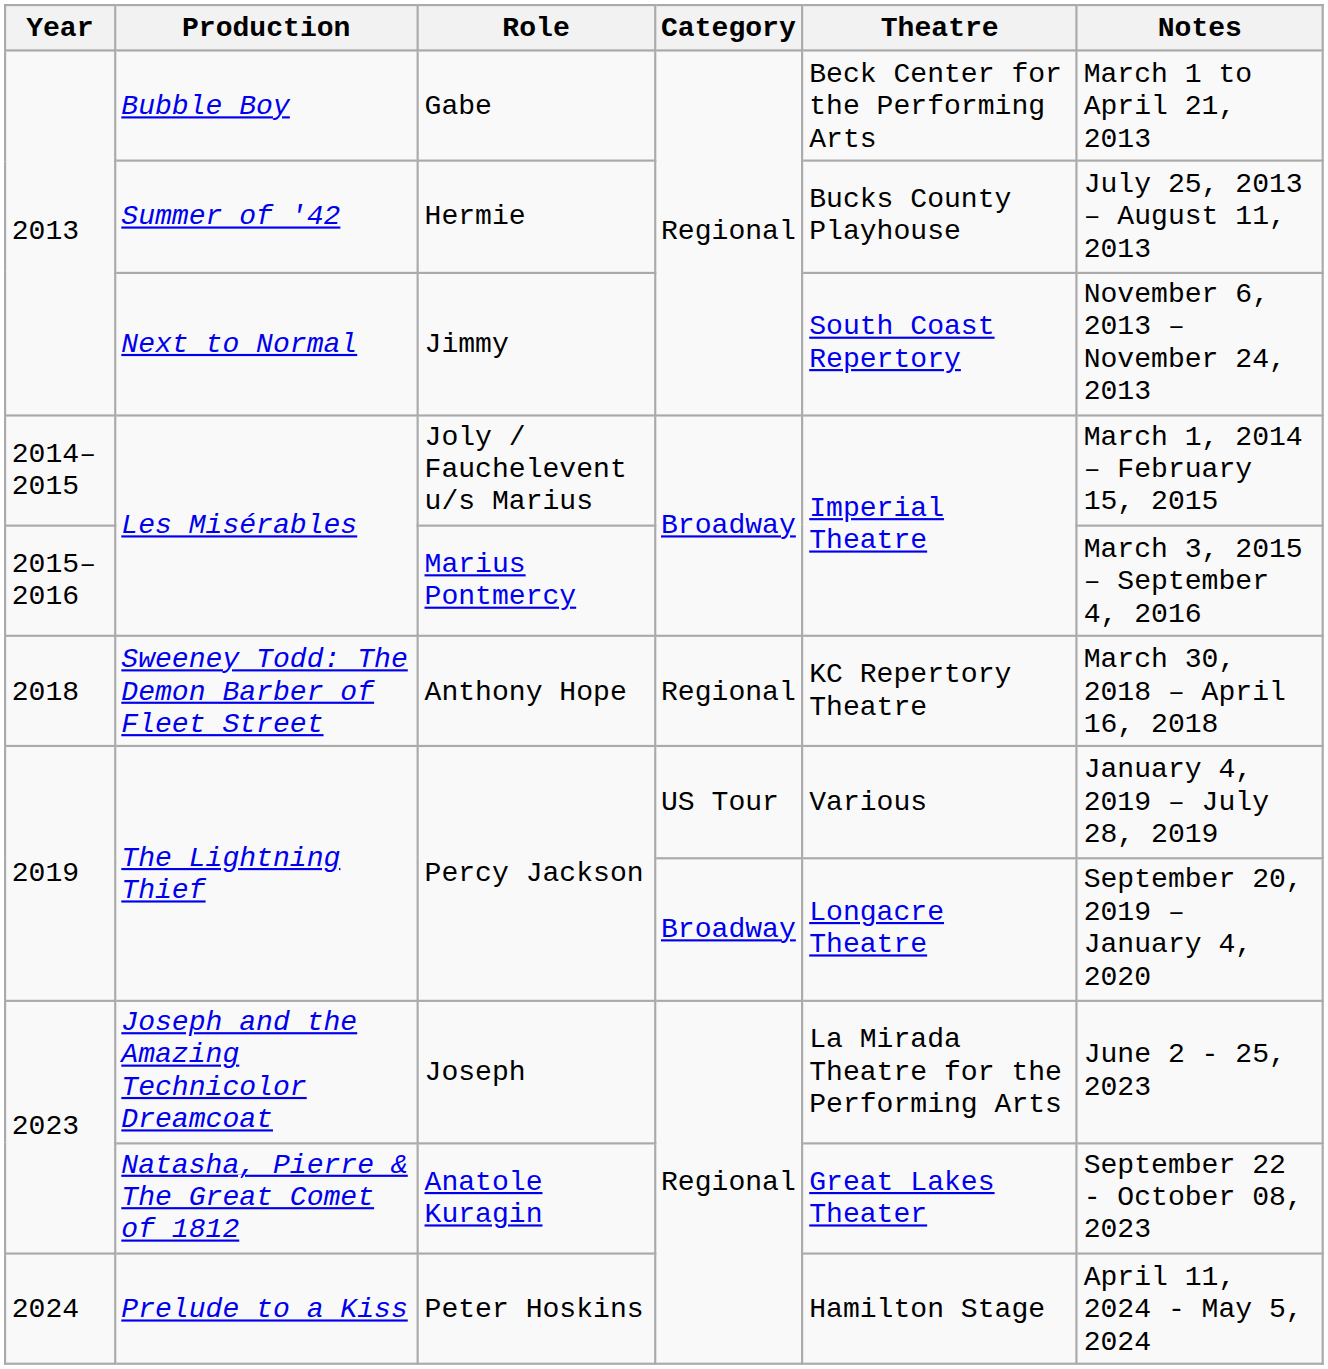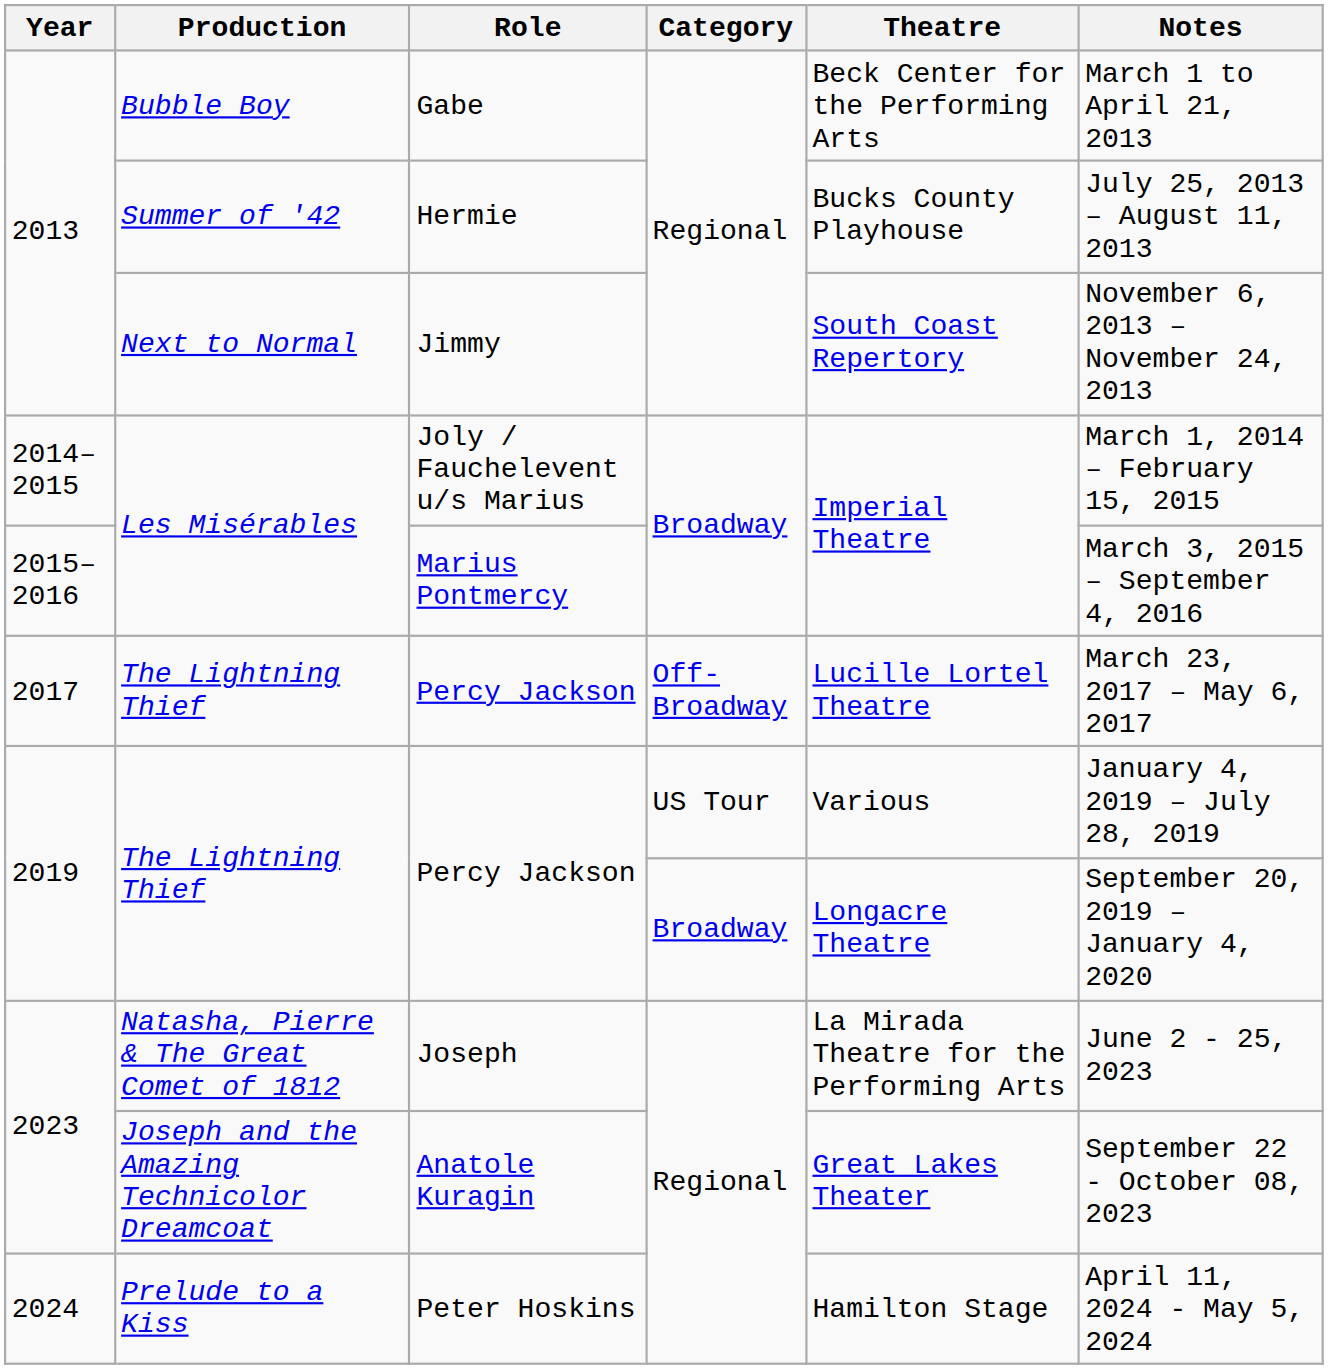+ row: (526, 691)
- row: (526, 691)
(239, 1072) Joseph and the Amazing Technicolor Dreamcoat -> (248, 1055) Natasha, Pierre & The Great Comet of 1812
(265, 1198) Natasha, Pierre & The Great Comet of 1812 -> (239, 1182) Joseph and the Amazing Technicolor Dreamcoat
